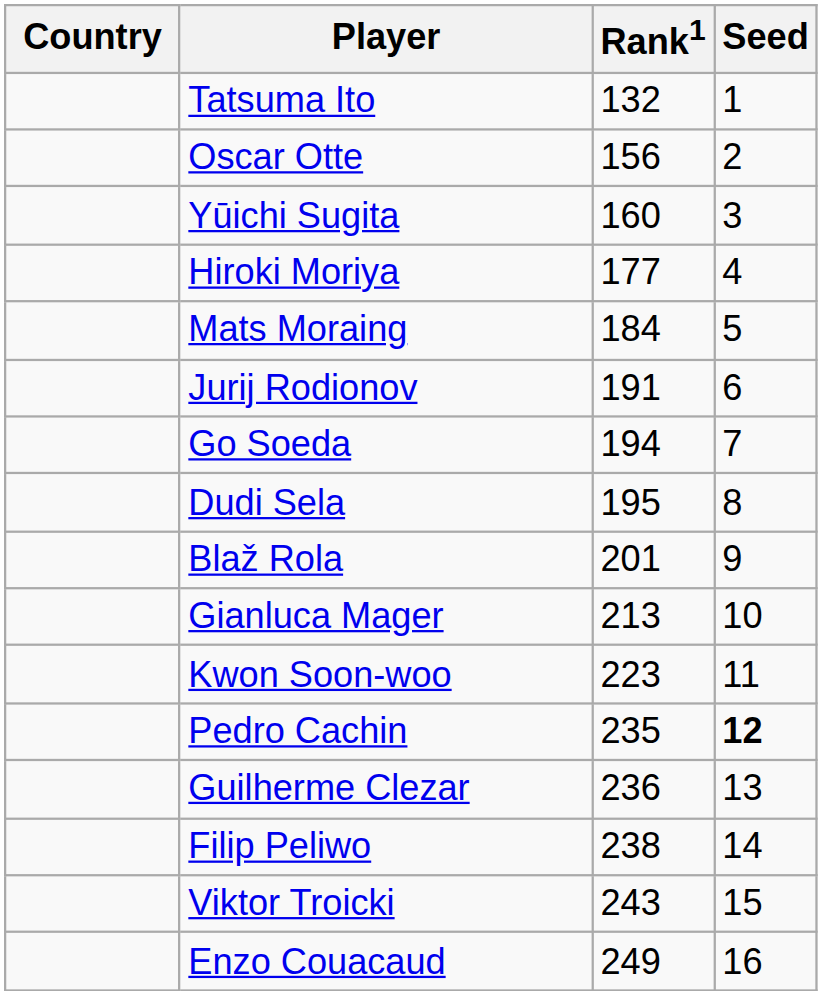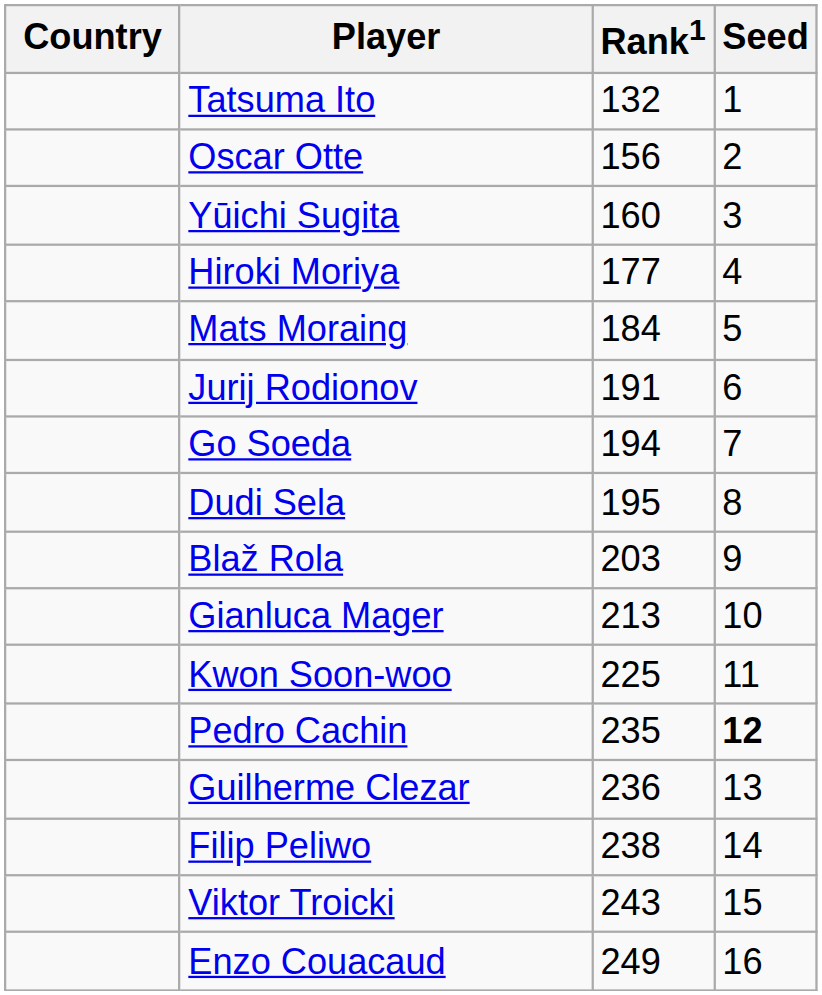(631, 559) 201 -> (631, 559) 203
(631, 673) 223 -> (631, 673) 225
